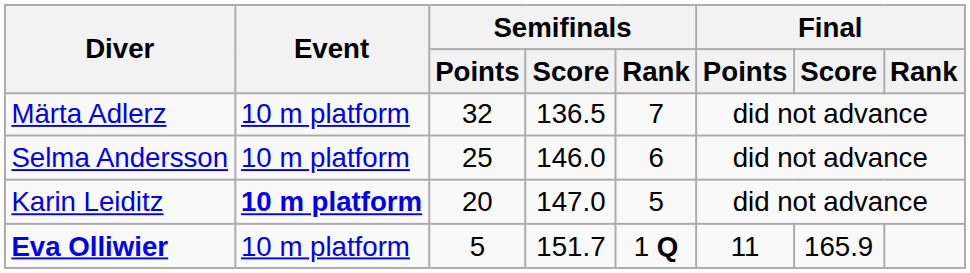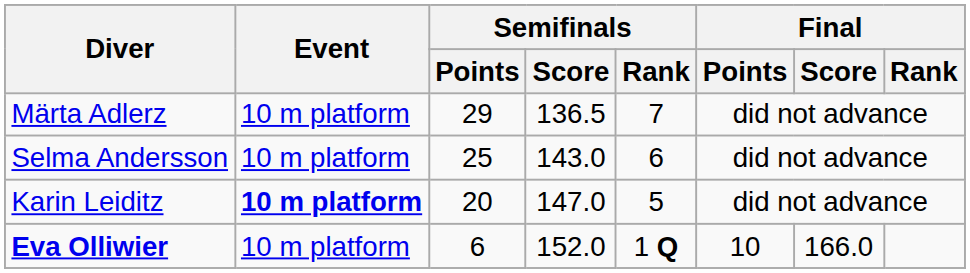(477, 115) 32 -> (477, 115) 29
(571, 158) 146.0 -> (571, 158) 143.0
(477, 246) 5 -> (477, 246) 6
(571, 246) 151.7 -> (571, 246) 152.0
(745, 246) 11 -> (745, 246) 10
(839, 246) 165.9 -> (839, 246) 166.0
